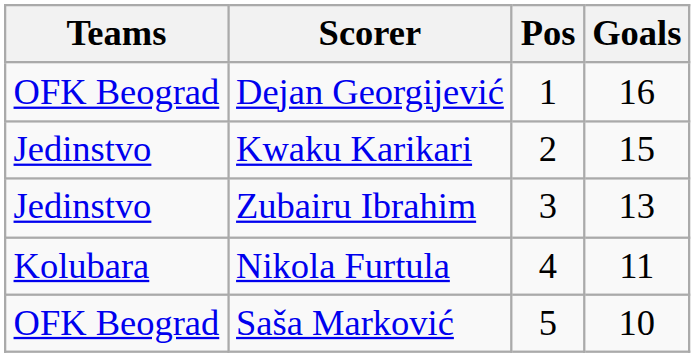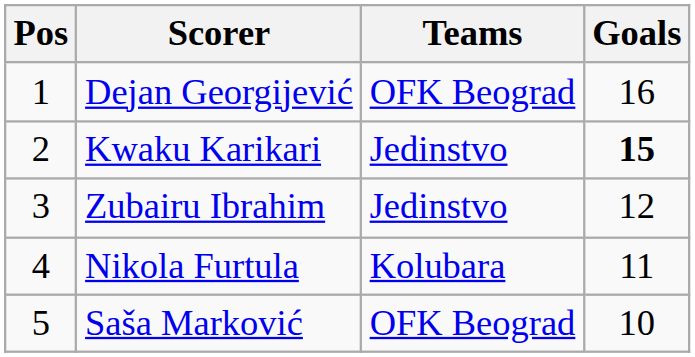columns swapped: (548, 33) <-> (116, 33)
(637, 149) normal -> (637, 149) bold
(637, 206) 13 -> (637, 206) 12
